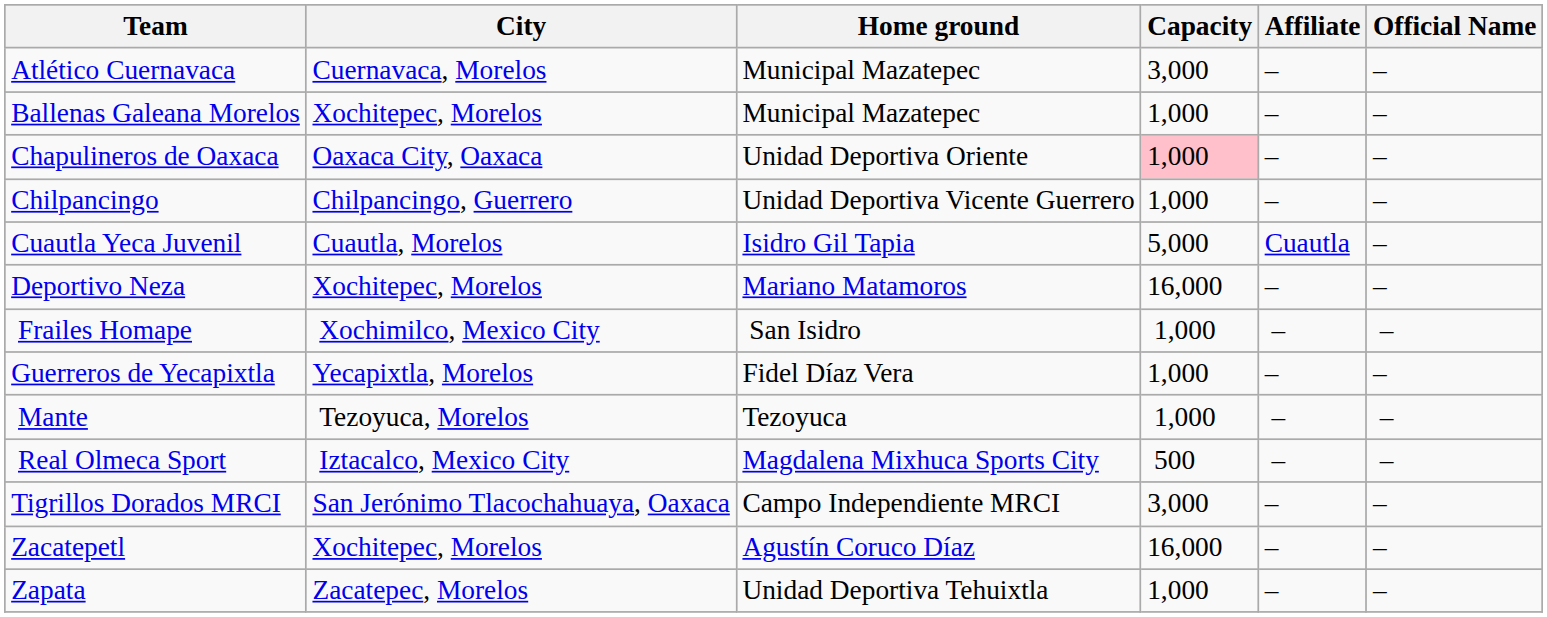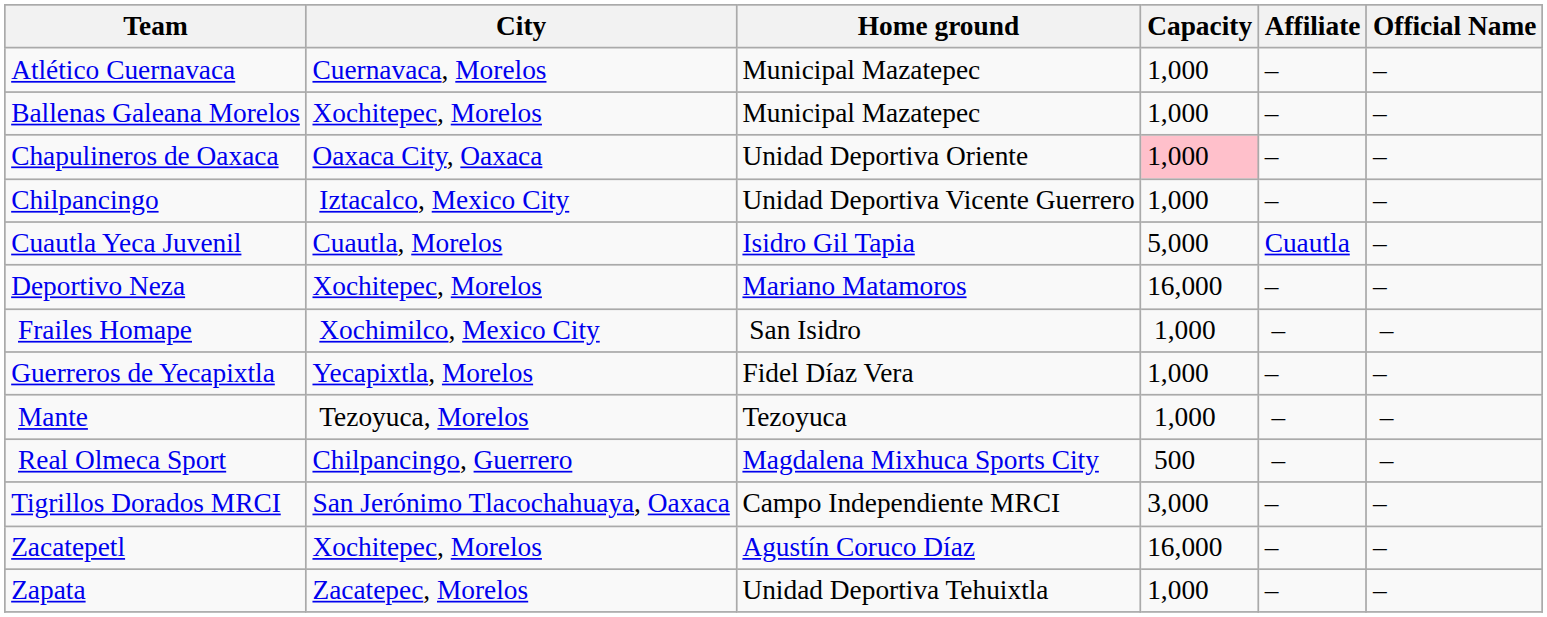(1178, 69) 3,000 -> (1178, 69) 1,000
(442, 199) Chilpancingo, Guerrero -> (441, 199) Iztacalco, Mexico City
(441, 460) Iztacalco, Mexico City -> (442, 460) Chilpancingo, Guerrero
